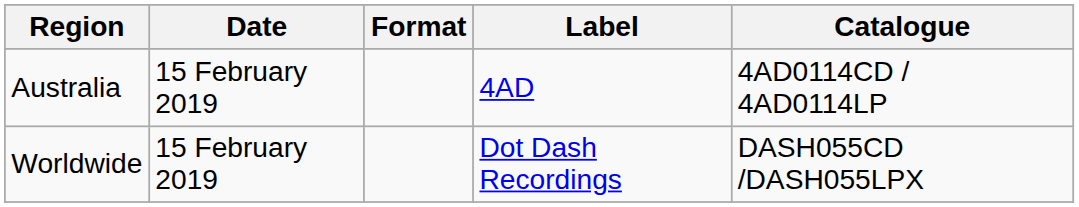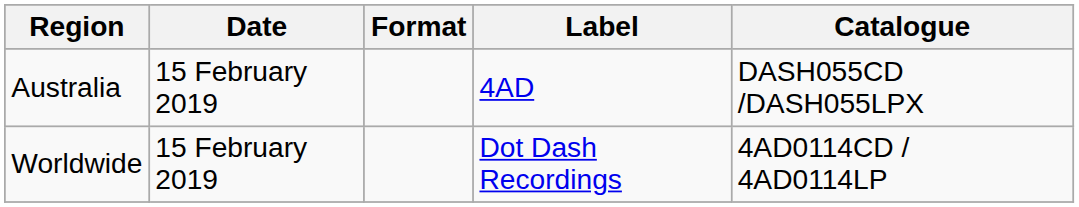(824, 87) 4AD0114CD / 4AD0114LP -> (831, 87) DASH055CD /DASH055LPX
(831, 163) DASH055CD /DASH055LPX -> (824, 163) 4AD0114CD / 4AD0114LP
